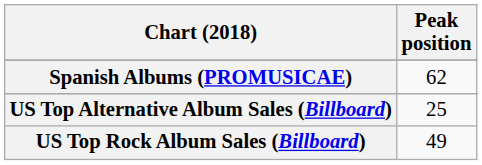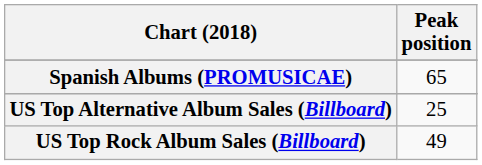(436, 76) 62 -> (436, 76) 65
